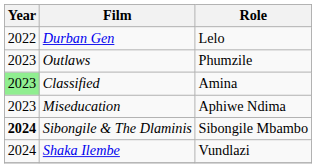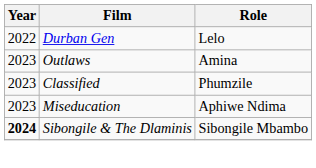(225, 60) Phumzile -> (218, 60) Amina
(22, 83) lightgreen background -> (22, 83) no background
(218, 83) Amina -> (225, 83) Phumzile
- row: (81, 151)
